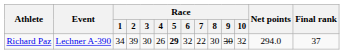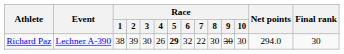(120, 42) 34 -> (120, 42) 38
(242, 42) 32 -> (242, 42) 30
(316, 42) 37 -> (316, 42) 30
